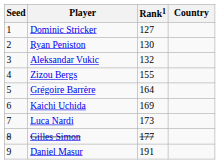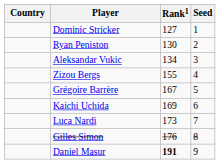columns swapped: (191, 13) <-> (16, 13)
(147, 60) 132 -> (170, 60) 134
(147, 90) 164 -> (170, 90) 167
(147, 136) 177 -> (170, 136) 176
(147, 151) normal -> (170, 151) bold
